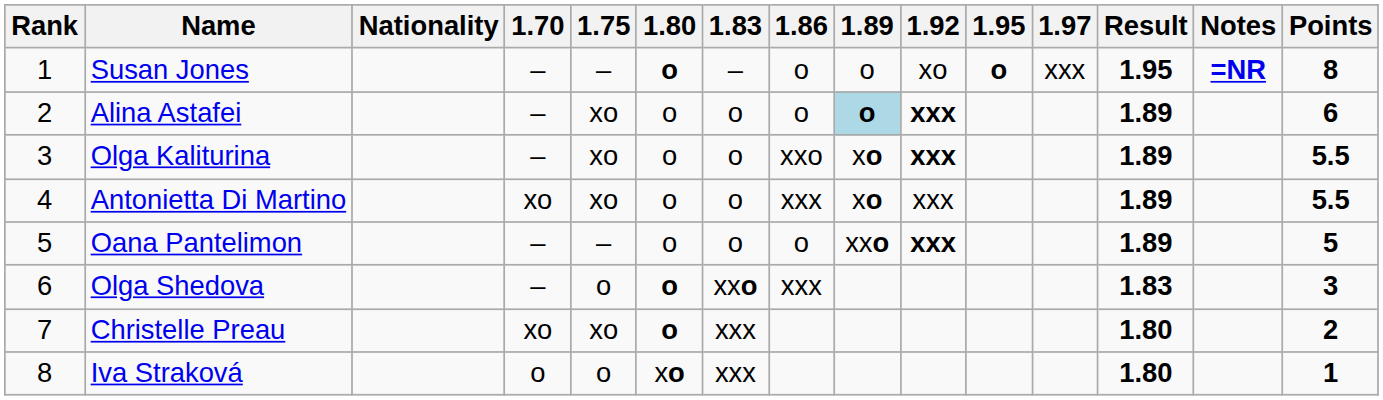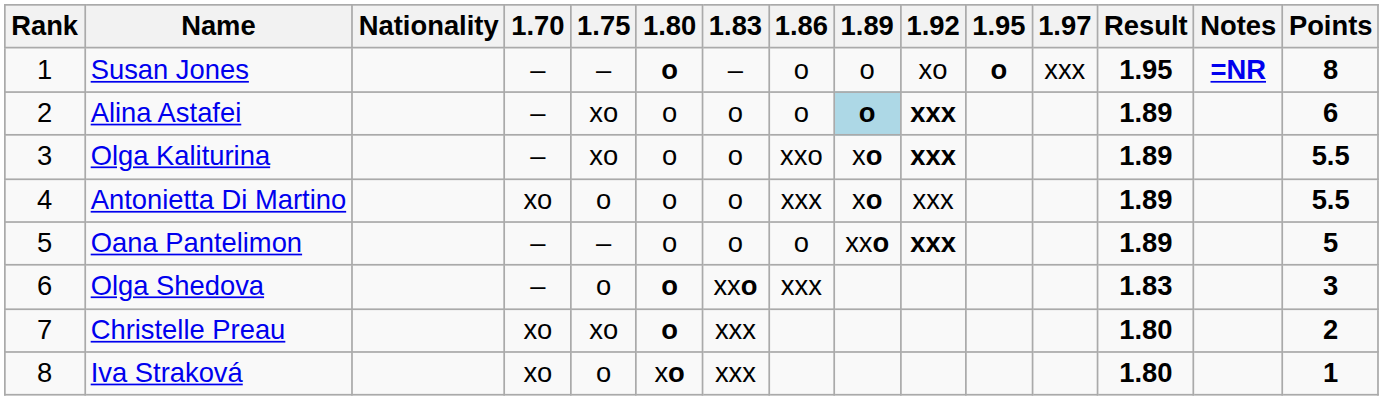(604, 199) xo -> (604, 199) o
(538, 373) o -> (538, 373) xo
